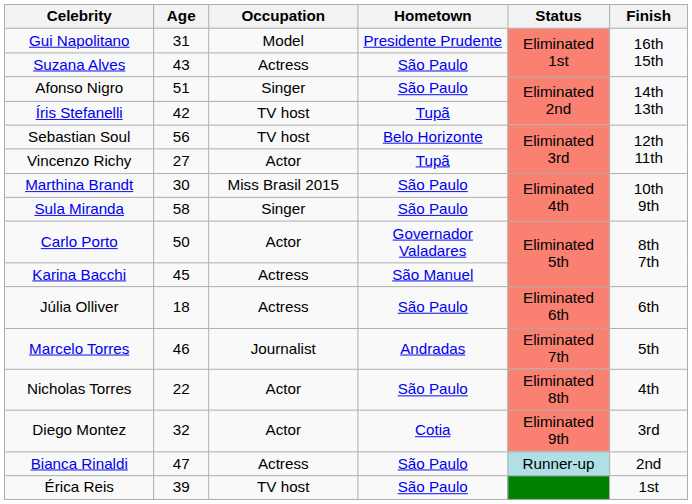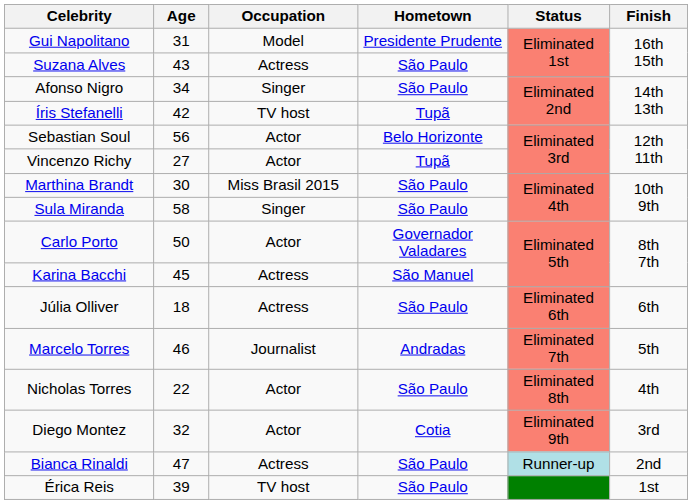(181, 88) 51 -> (181, 88) 34
(283, 137) TV host -> (283, 137) Actor
